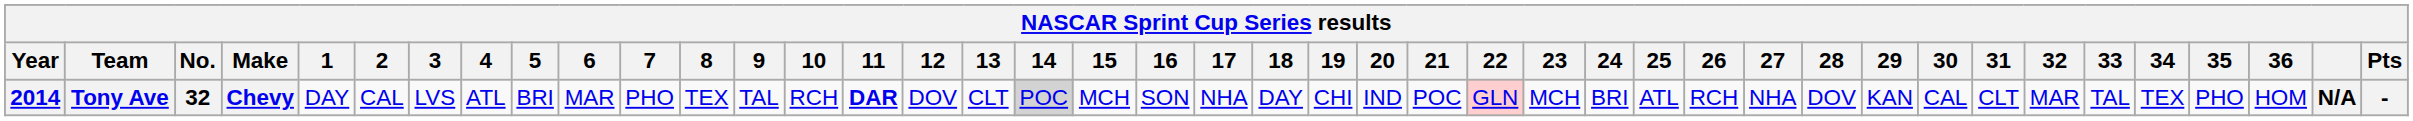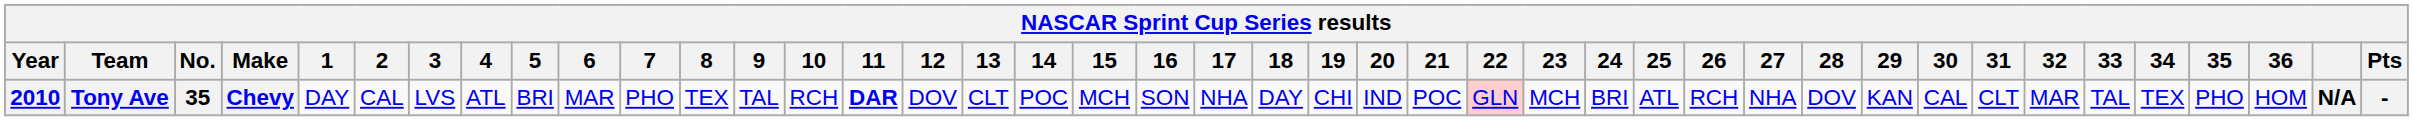(35, 97) 2014 -> (35, 97) 2010
(198, 97) 32 -> (198, 97) 35
(1044, 97) lightgrey background -> (1044, 97) no background
